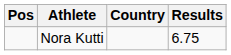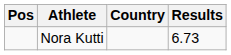(185, 38) 6.75 -> (185, 38) 6.73
